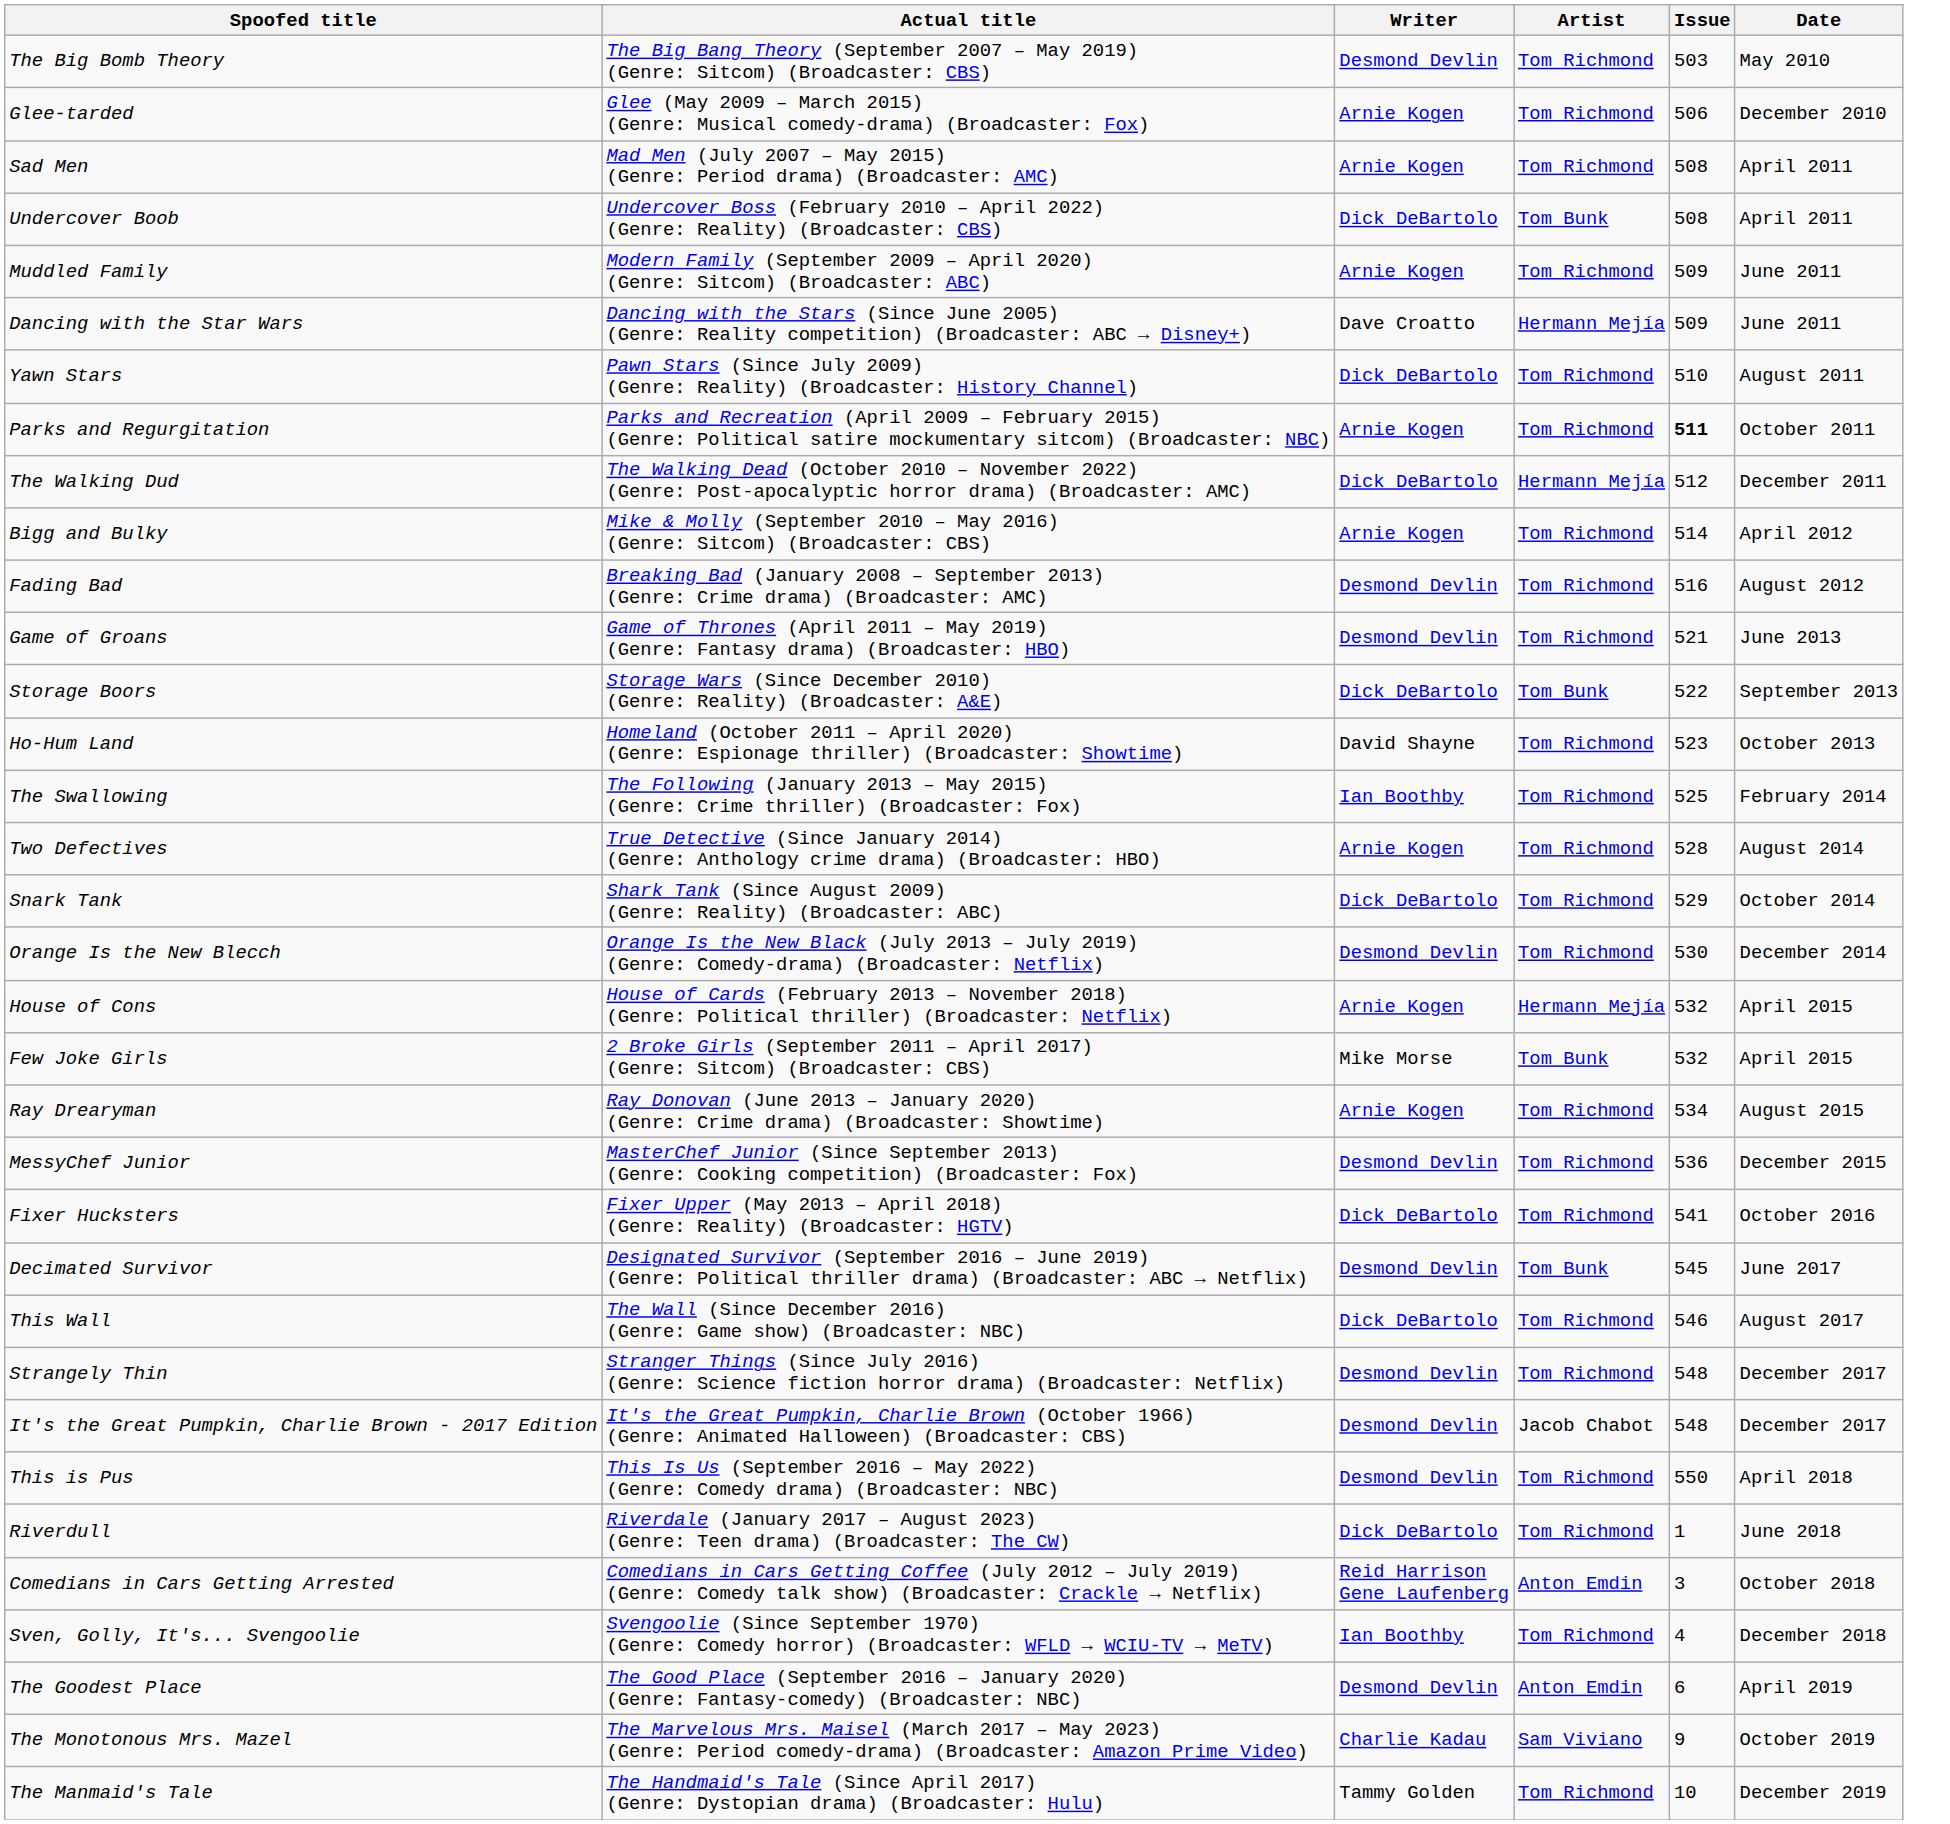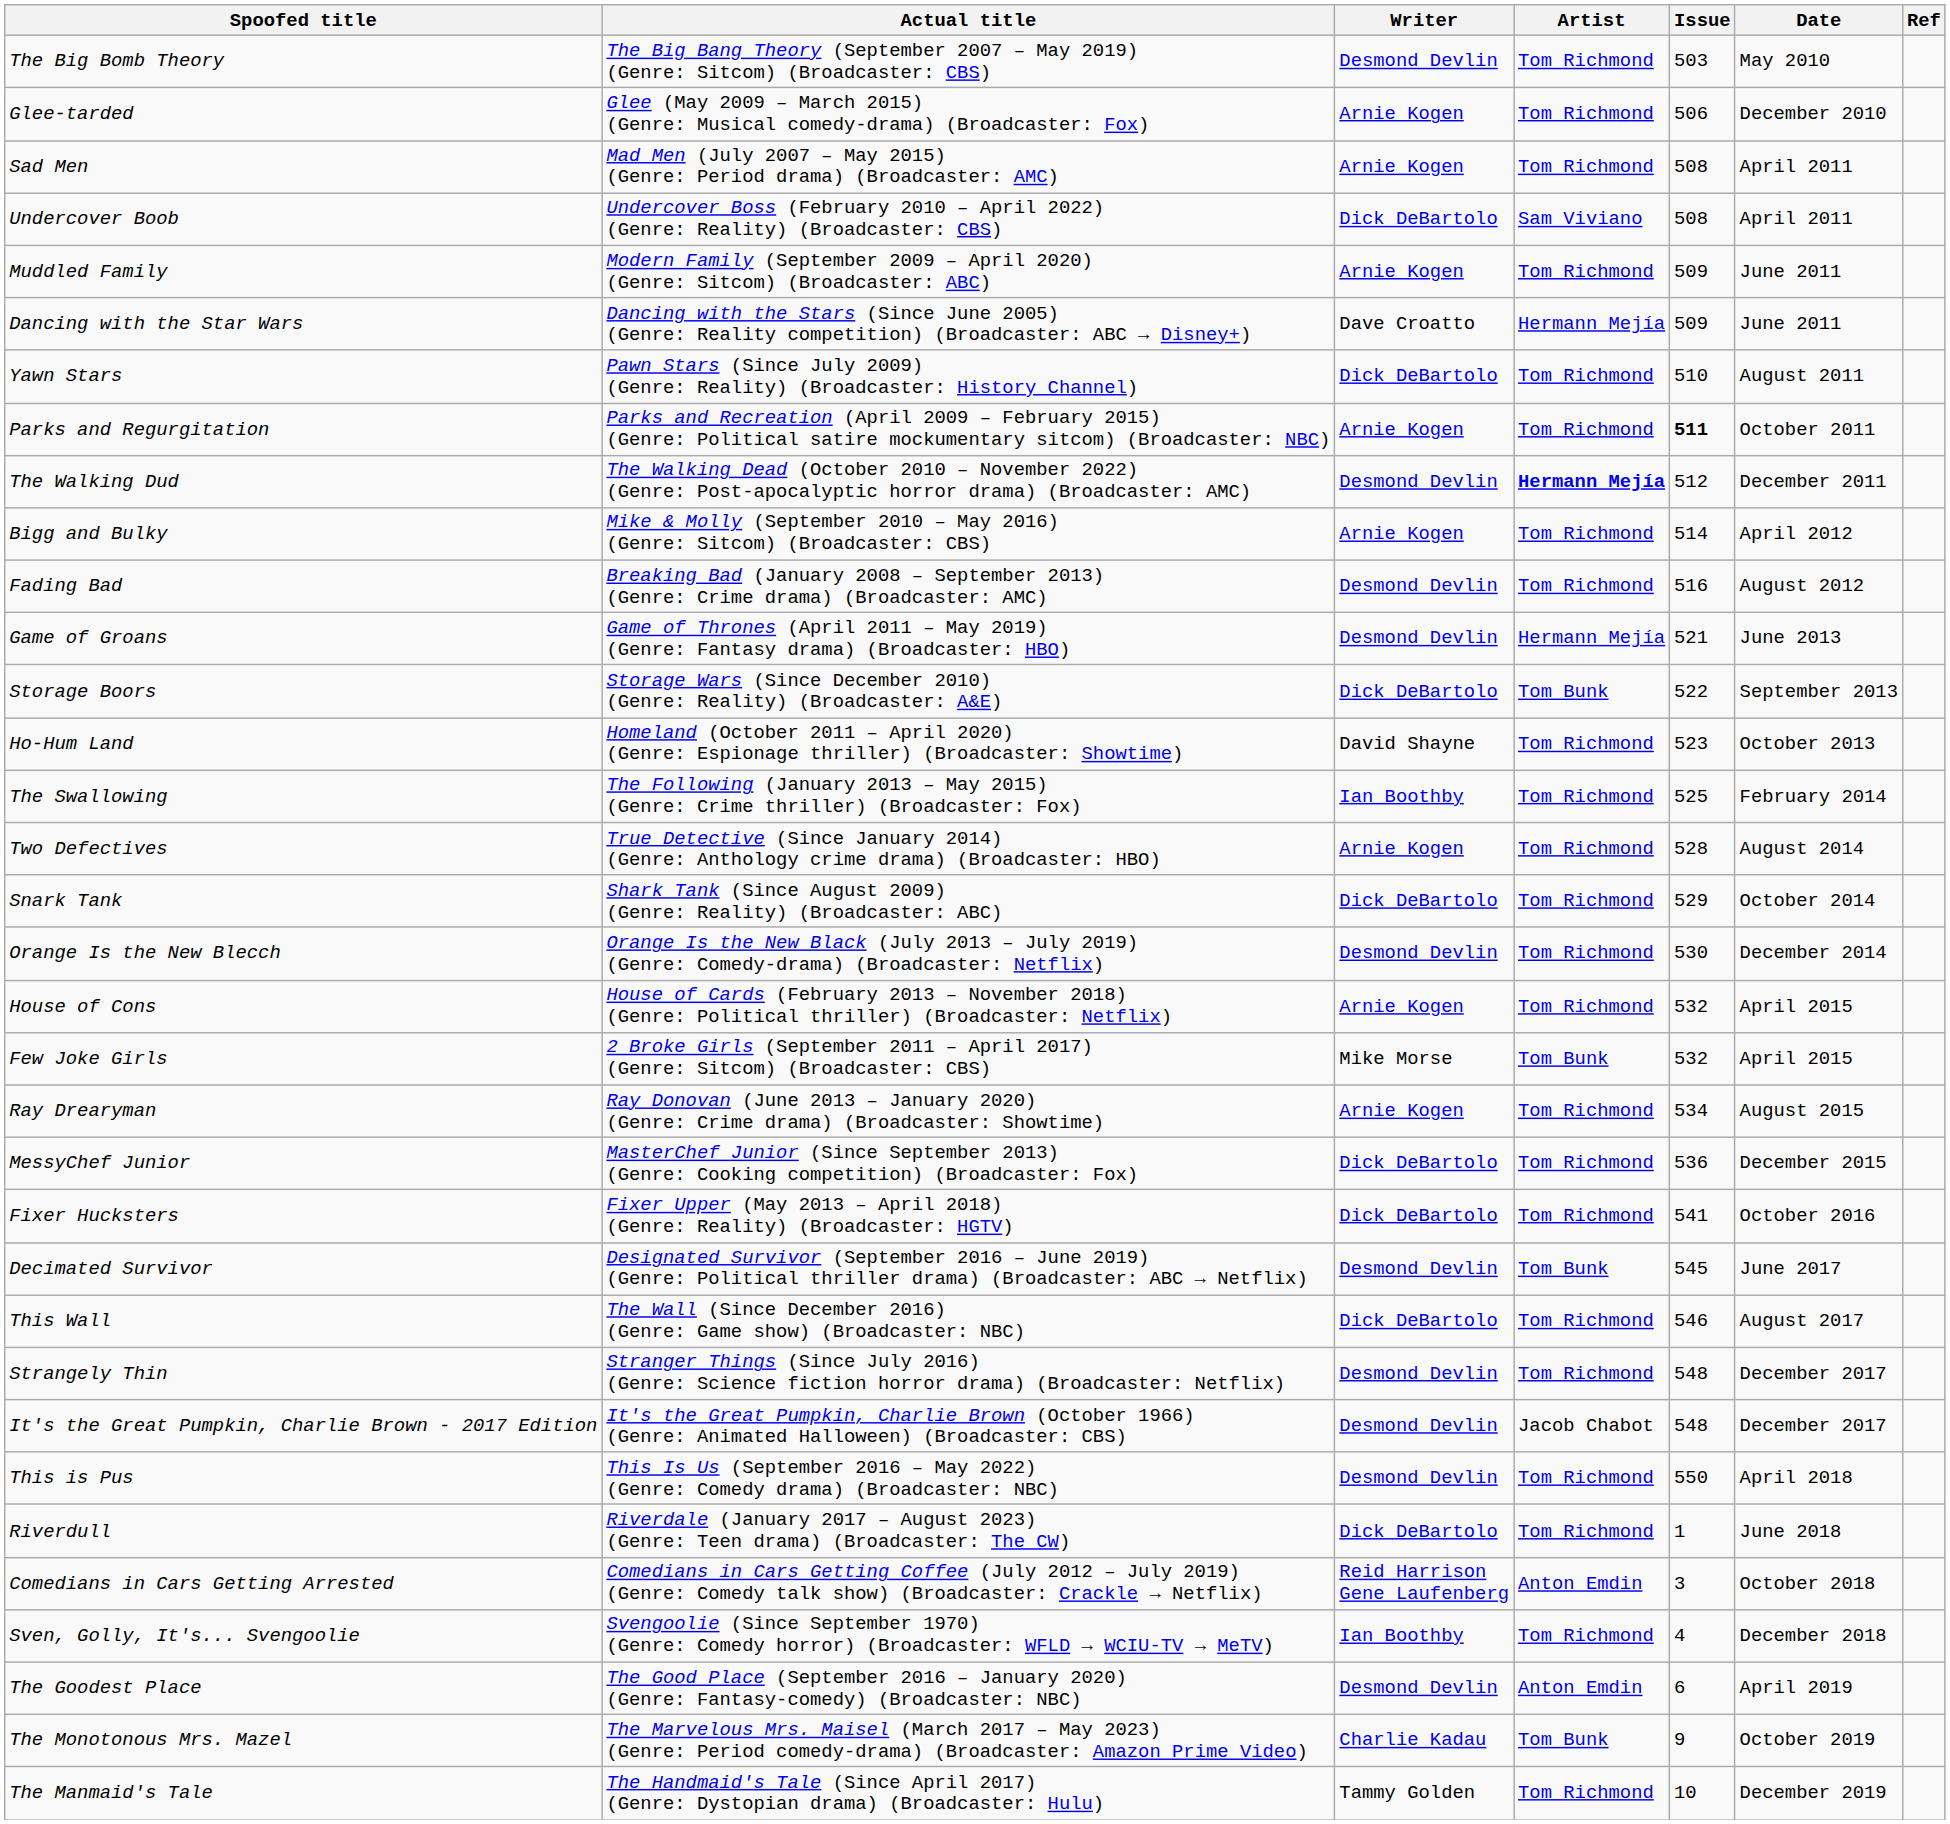+ column: (1924, 20)
(1563, 219) Tom Bunk -> (1580, 219) Sam Viviano
(1419, 481) Dick DeBartolo -> (1419, 481) Desmond Devlin
(1592, 481) normal -> (1592, 481) bold
(1586, 639) Tom Richmond -> (1592, 639) Hermann Mejía
(1592, 1006) Hermann Mejía -> (1586, 1006) Tom Richmond
(1419, 1164) Desmond Devlin -> (1419, 1164) Dick DeBartolo
(1580, 1741) Sam Viviano -> (1563, 1741) Tom Bunk
